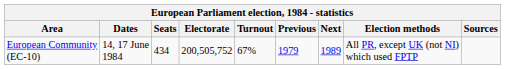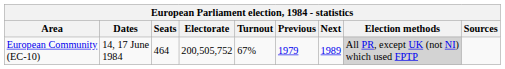(161, 50) 434 -> (161, 50) 464
(402, 50) no background -> (402, 50) lightgrey background
